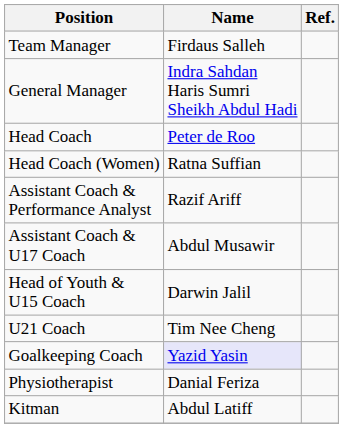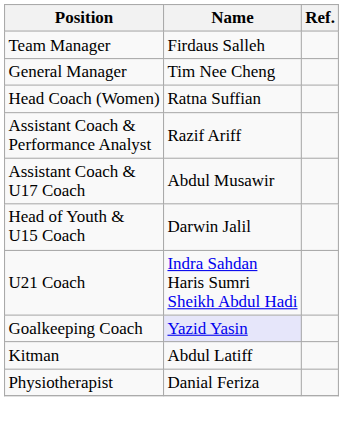(232, 90) Indra Sahdan Haris Sumri Sheikh Abdul Hadi -> (221, 71) Tim Nee Cheng
- row: (50, 136)
(221, 328) Tim Nee Cheng -> (232, 282) Indra Sahdan Haris Sumri Sheikh Abdul Hadi
rows swapped: (61, 382) <-> (34, 409)
